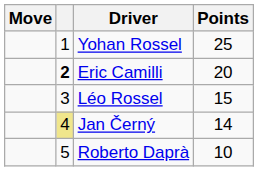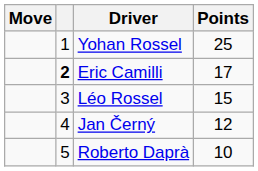(223, 71) 20 -> (223, 71) 17
(65, 125) khaki background -> (65, 125) no background
(223, 125) 14 -> (223, 125) 12
